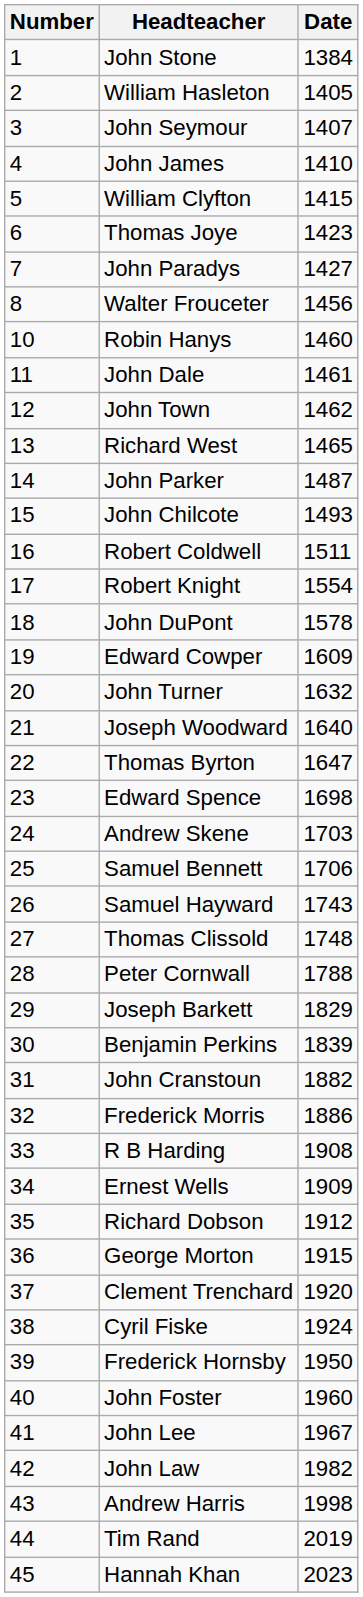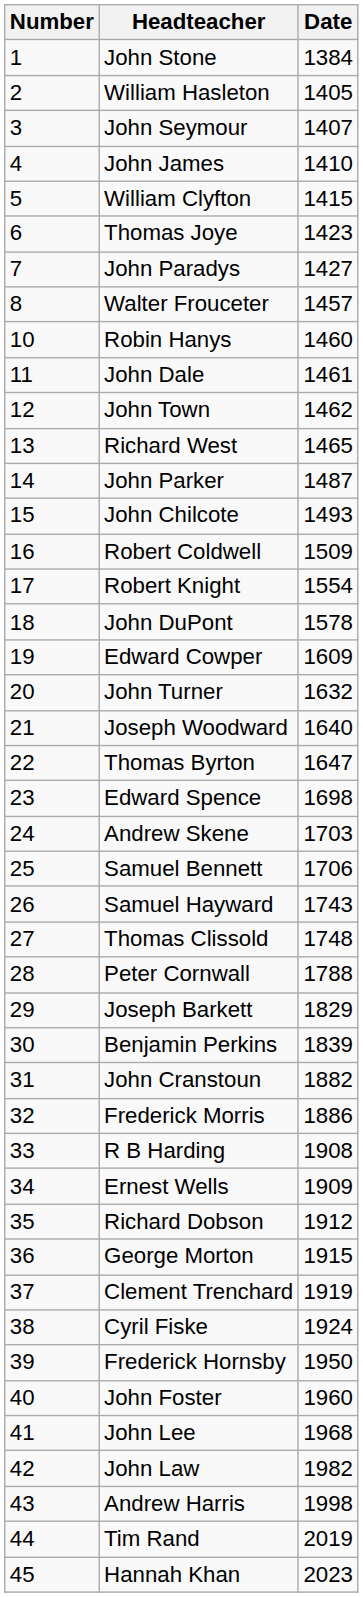(328, 304) 1456 -> (328, 304) 1457
(327, 551) 1511 -> (328, 551) 1509
(328, 1291) 1920 -> (328, 1291) 1919
(328, 1432) 1967 -> (328, 1432) 1968
